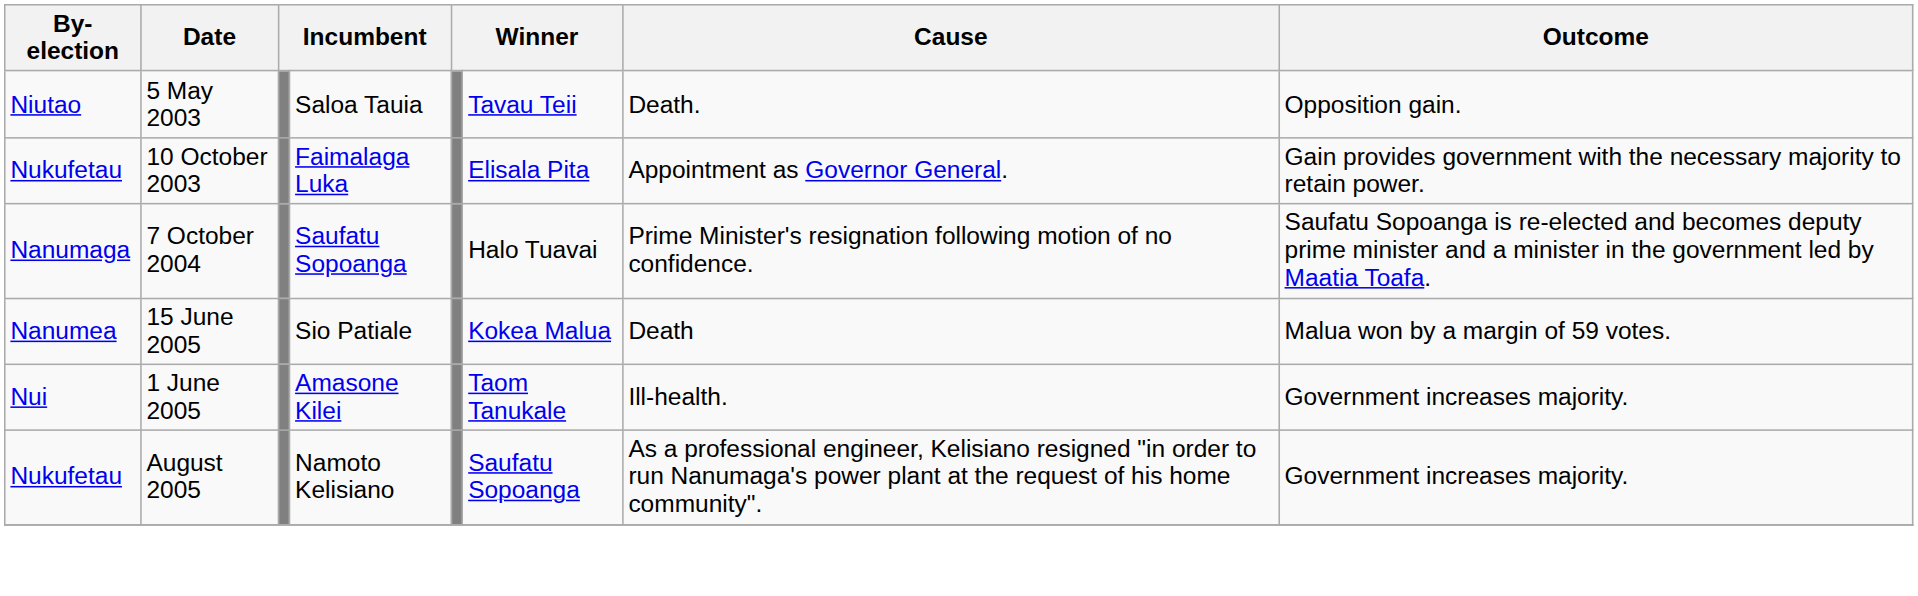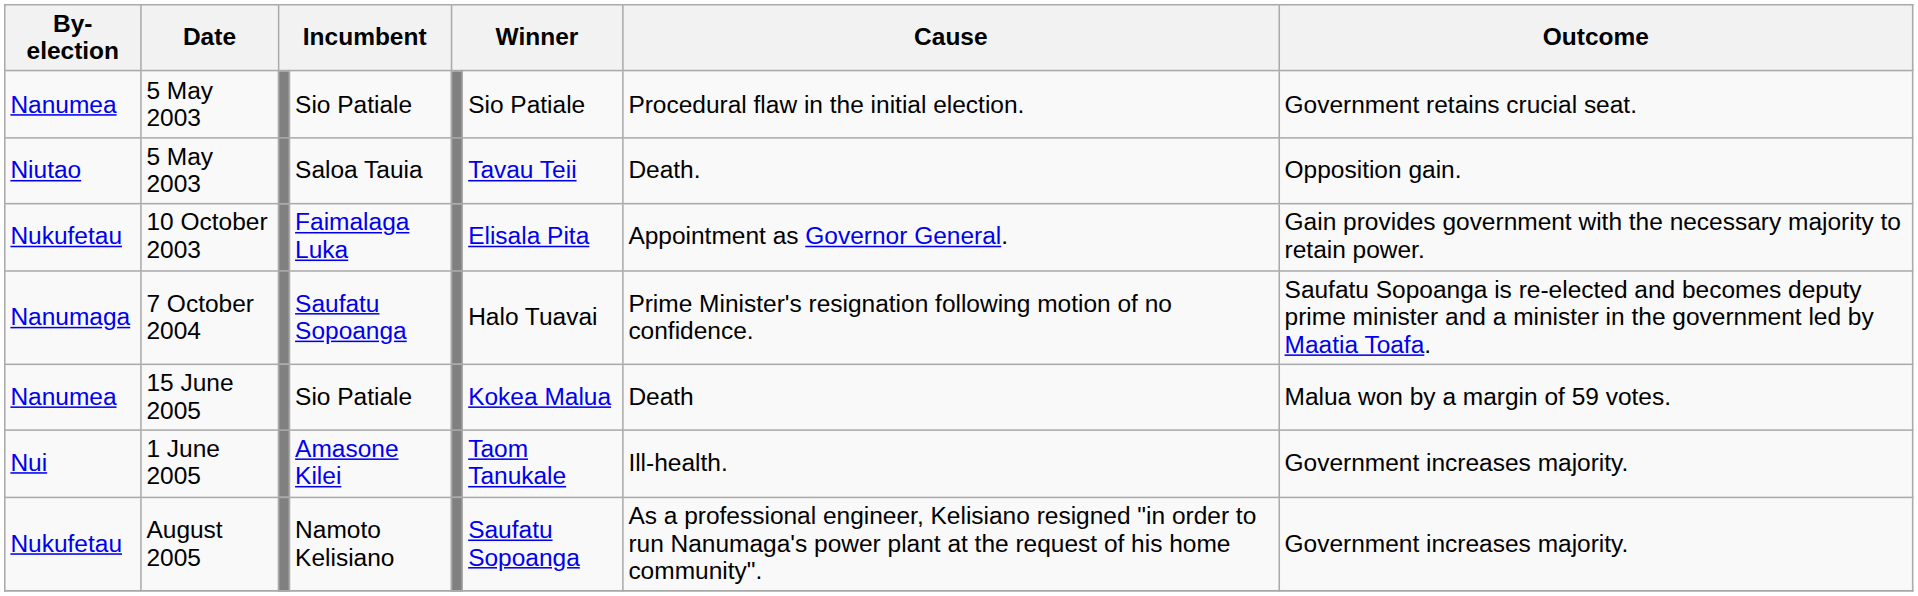+ row: (180, 104)
